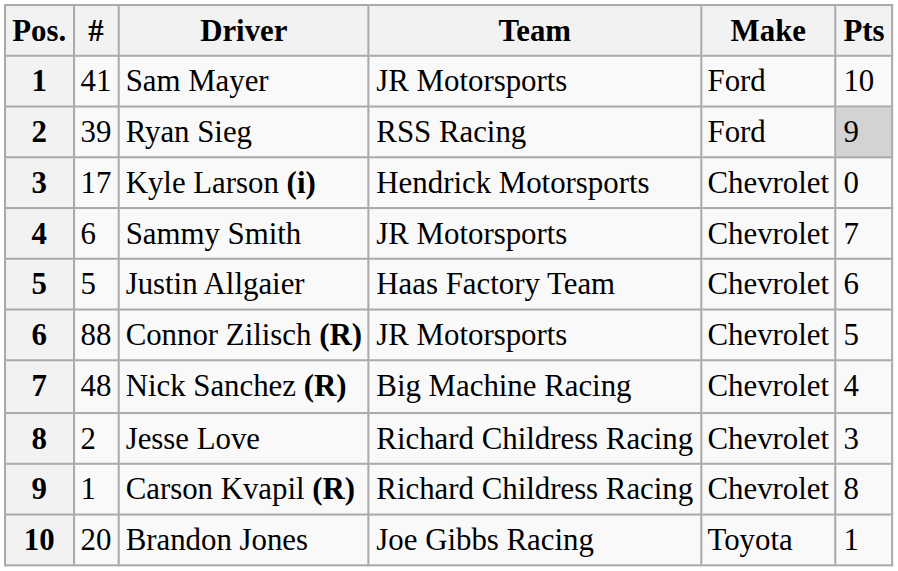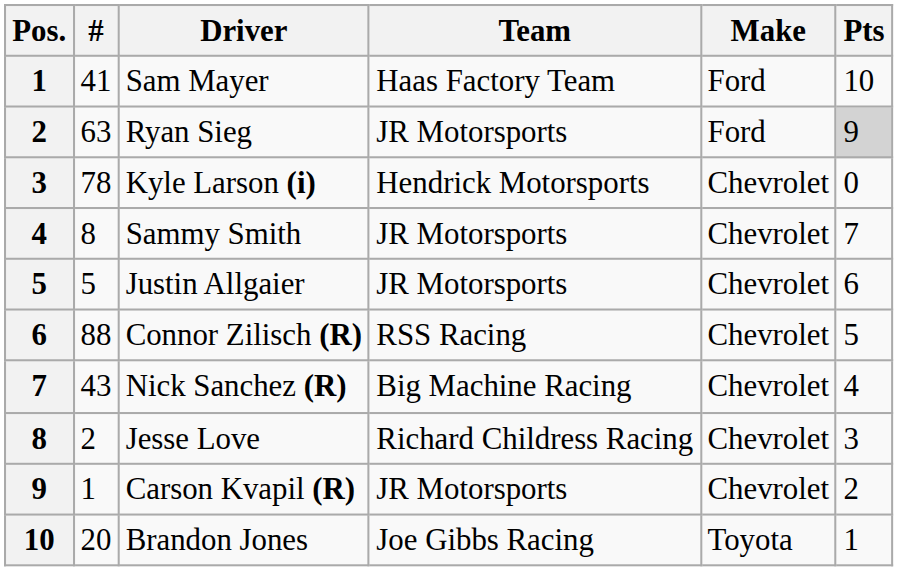(472, 81) JR Motorsports -> (496, 81) Haas Factory Team
(96, 131) 39 -> (96, 131) 63
(451, 131) RSS Racing -> (472, 131) JR Motorsports
(96, 182) 17 -> (96, 182) 78
(88, 233) 6 -> (88, 233) 8
(496, 284) Haas Factory Team -> (472, 284) JR Motorsports
(472, 335) JR Motorsports -> (451, 335) RSS Racing
(96, 386) 48 -> (96, 386) 43
(535, 488) Richard Childress Racing -> (472, 488) JR Motorsports
(851, 488) 8 -> (851, 488) 2
